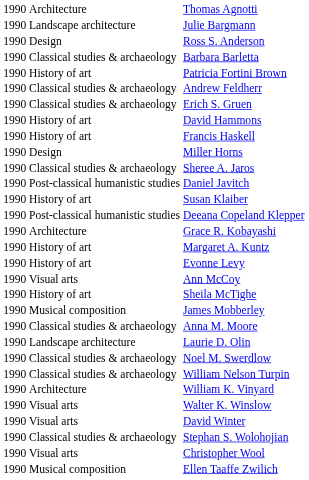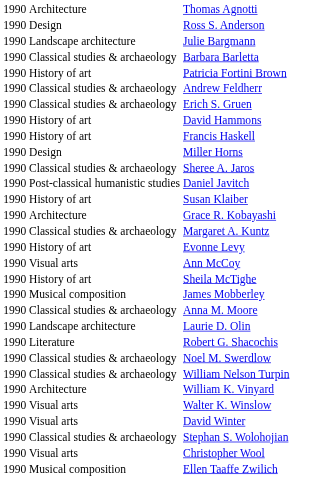rows swapped: (224, 41) <-> (219, 25)
- row: (244, 215)
(60, 247) History of art -> (103, 231) Classical studies & archaeology
+ row: (230, 342)
